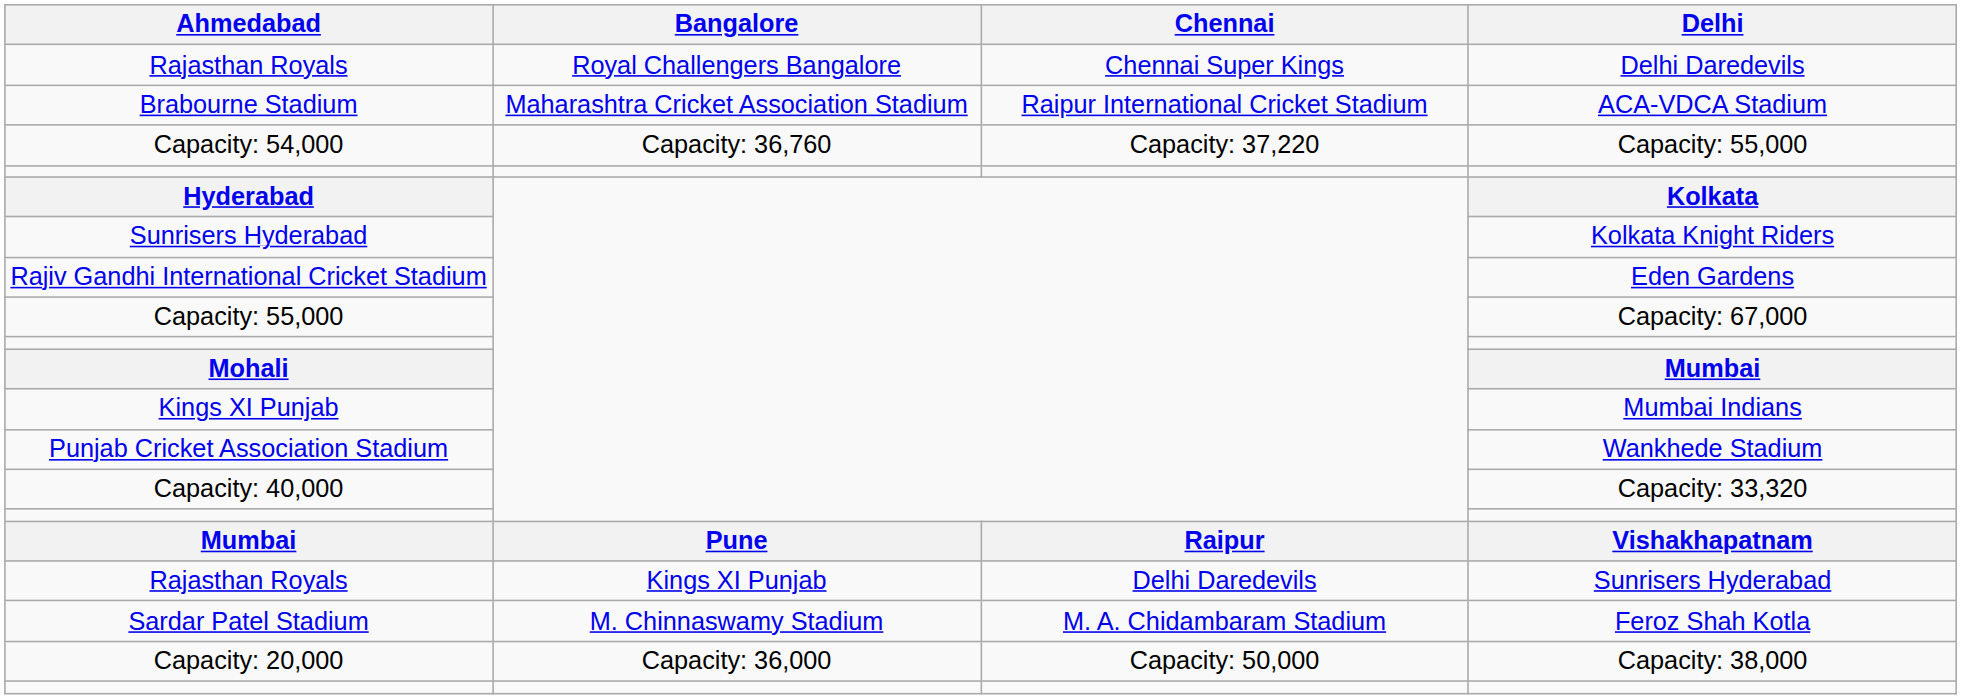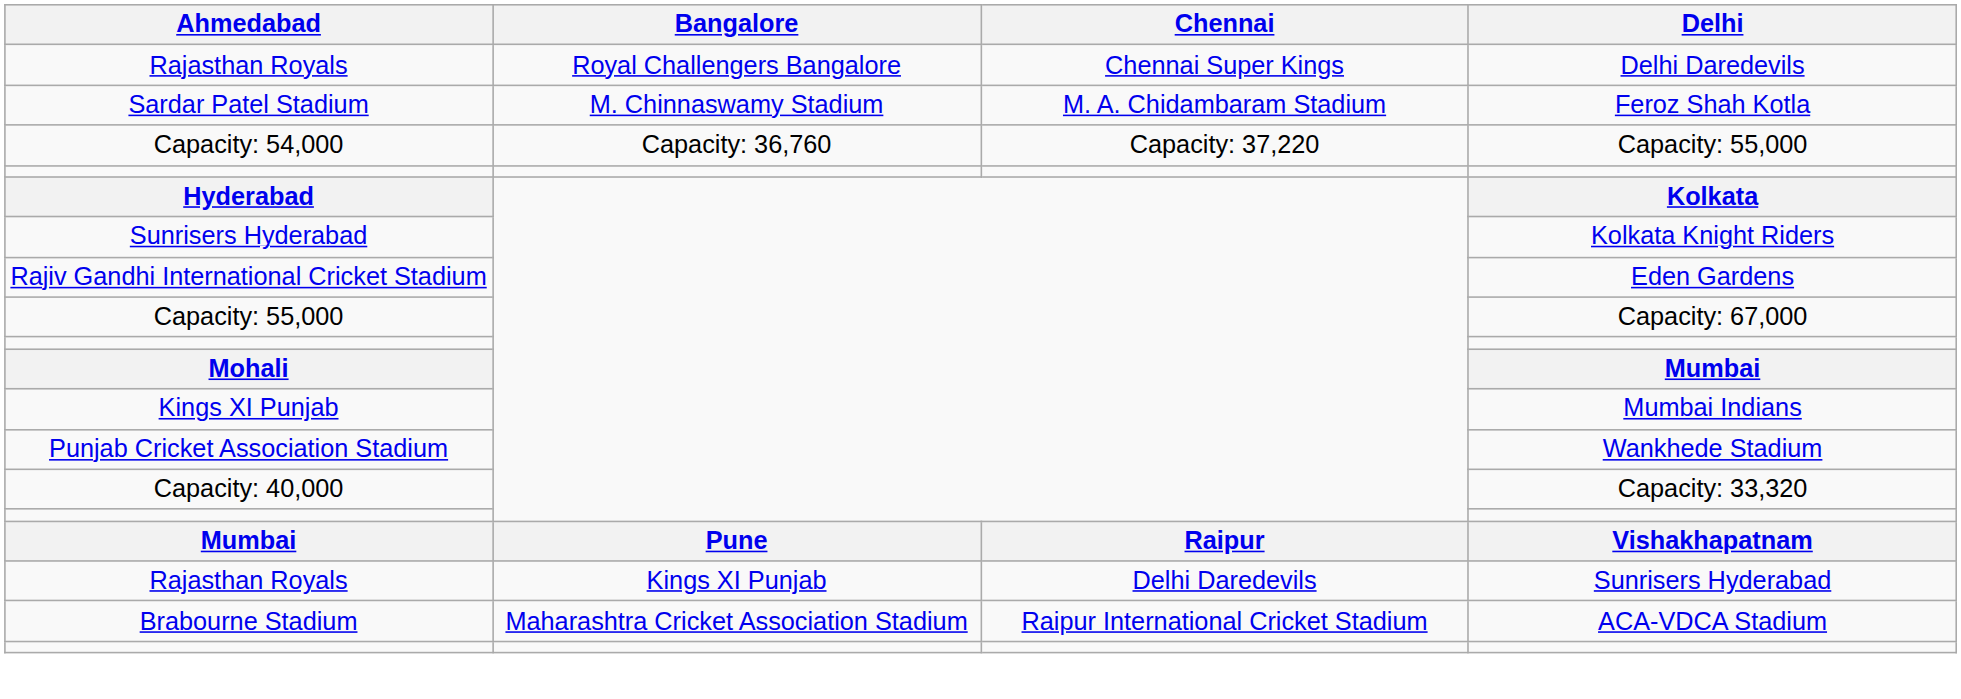rows swapped: (249, 620) <-> (249, 104)
- row: (249, 660)
